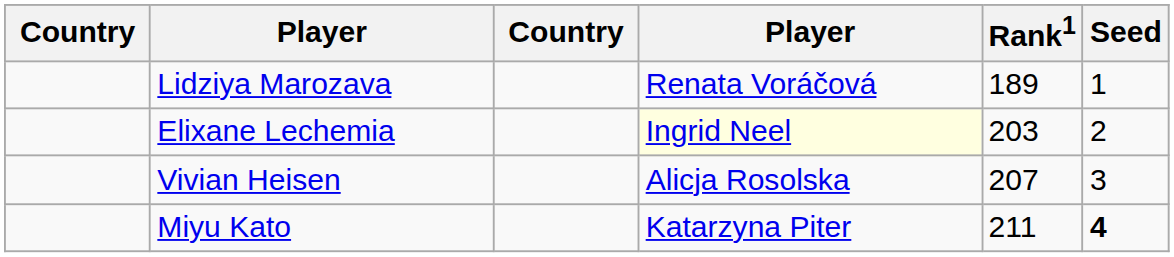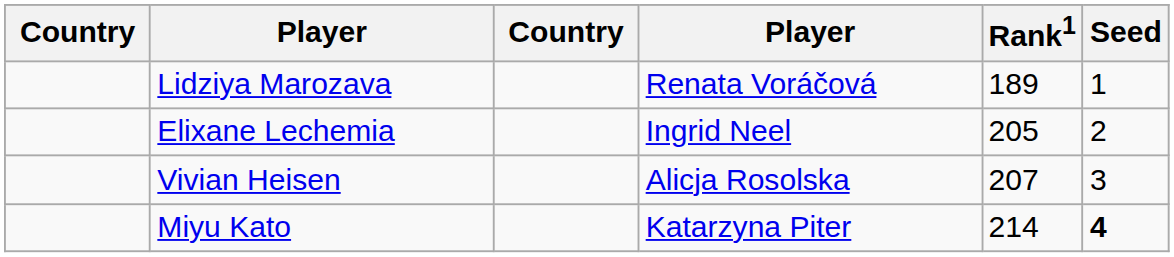(718, 131) lightyellow background -> (718, 131) no background
(1014, 131) 203 -> (1014, 131) 205
(1013, 227) 211 -> (1014, 227) 214
